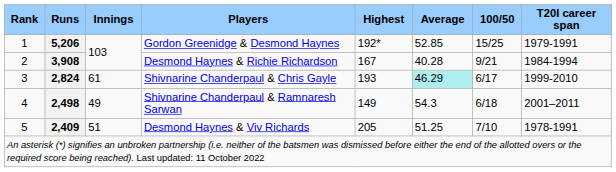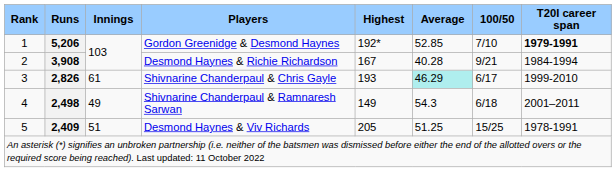(489, 43) 15/25 -> (486, 43) 7/10
(551, 43) normal -> (551, 43) bold
(65, 79) 2,824 -> (65, 79) 2,826
(486, 127) 7/10 -> (489, 127) 15/25
